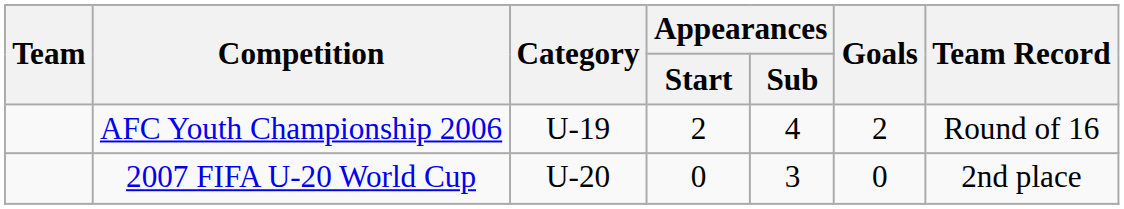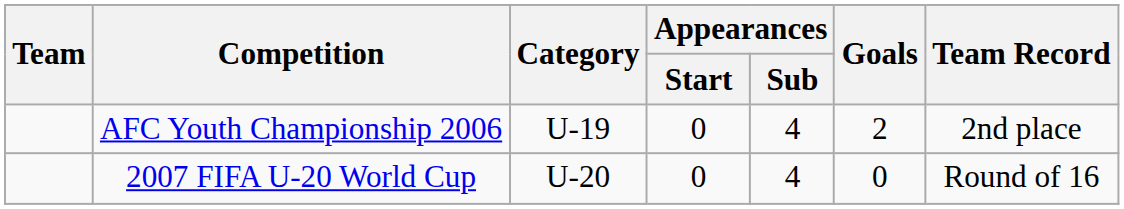(699, 128) 2 -> (699, 128) 0
(1021, 128) Round of 16 -> (1021, 128) 2nd place
(792, 177) 3 -> (792, 177) 4
(1021, 177) 2nd place -> (1021, 177) Round of 16
